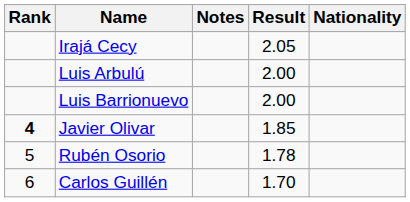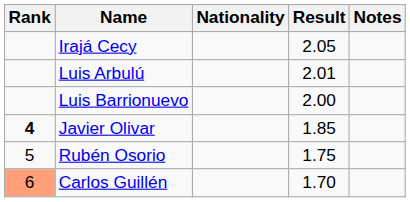columns swapped: (357, 18) <-> (220, 18)
(279, 73) 2.00 -> (319, 73) 2.01
(279, 155) 1.78 -> (319, 155) 1.75
(30, 182) no background -> (30, 182) lightsalmon background
